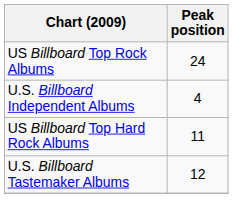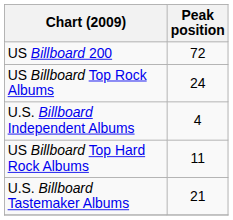+ row: (60, 53)
(198, 174) 12 -> (198, 196) 21
